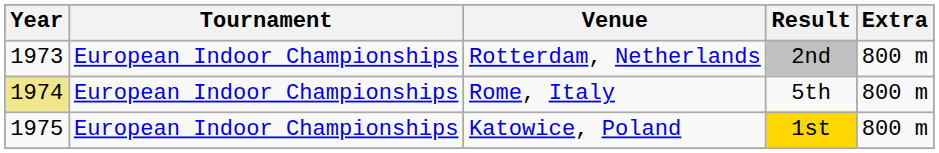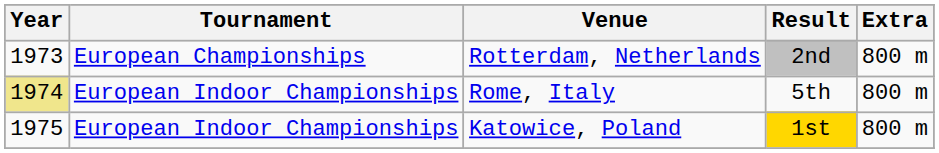(266, 59) European Indoor Championships -> (220, 59) European Championships
